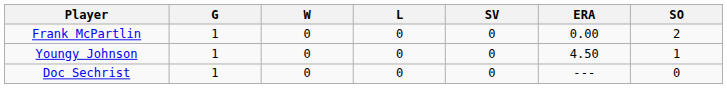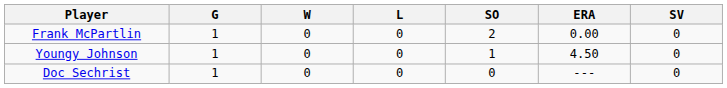columns swapped: (492, 14) <-> (677, 14)
